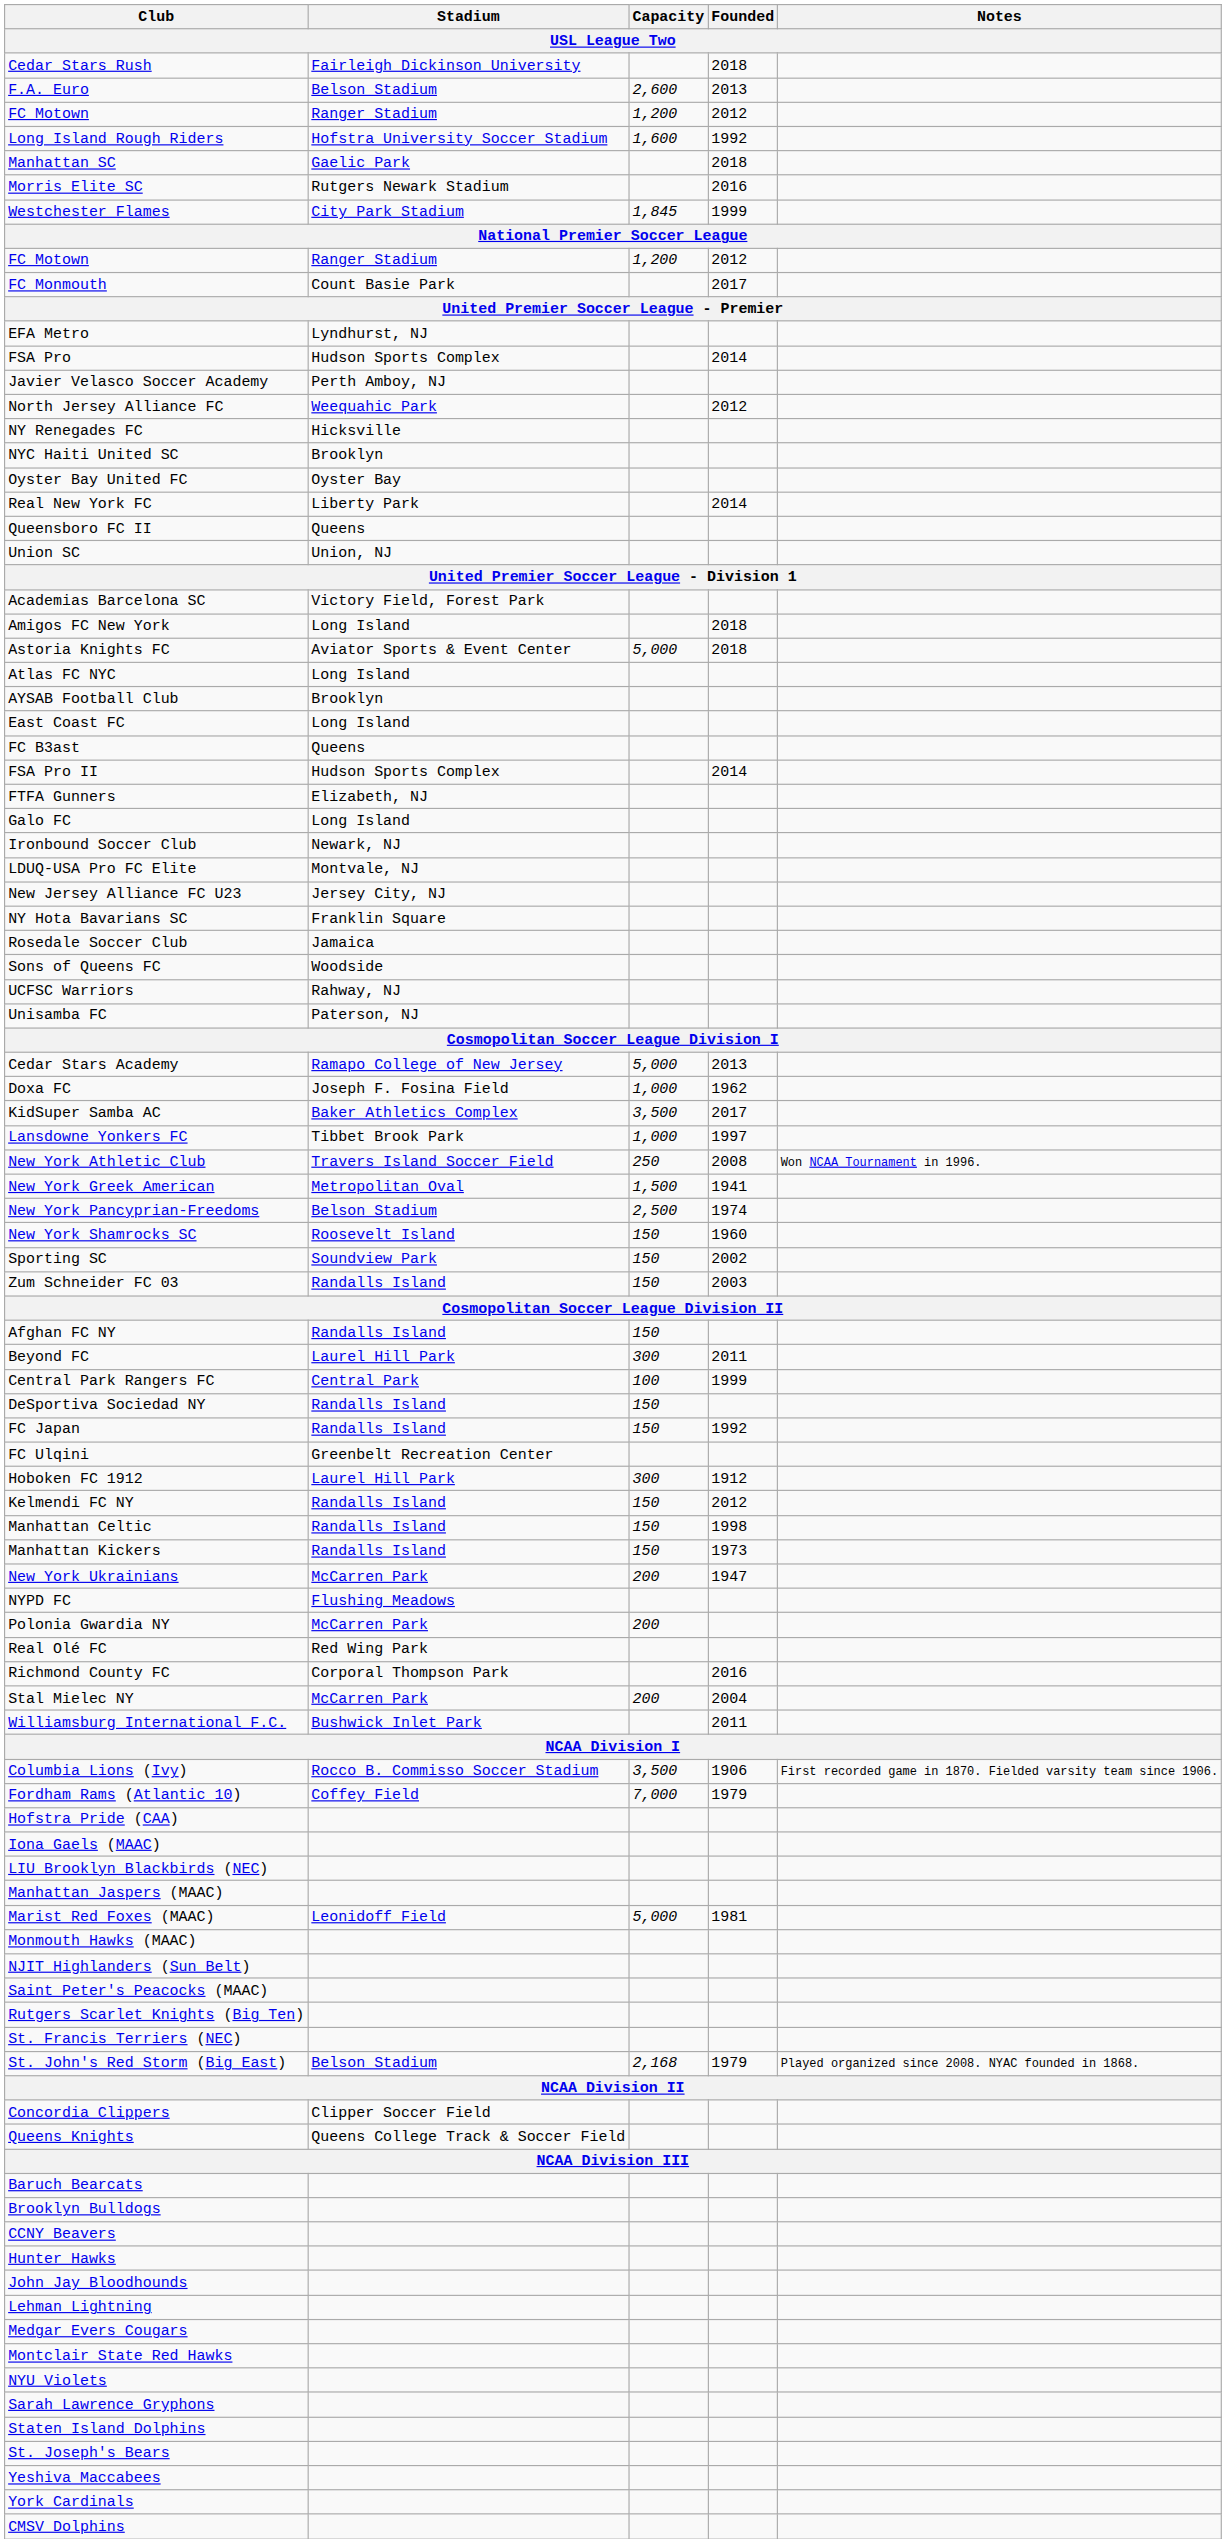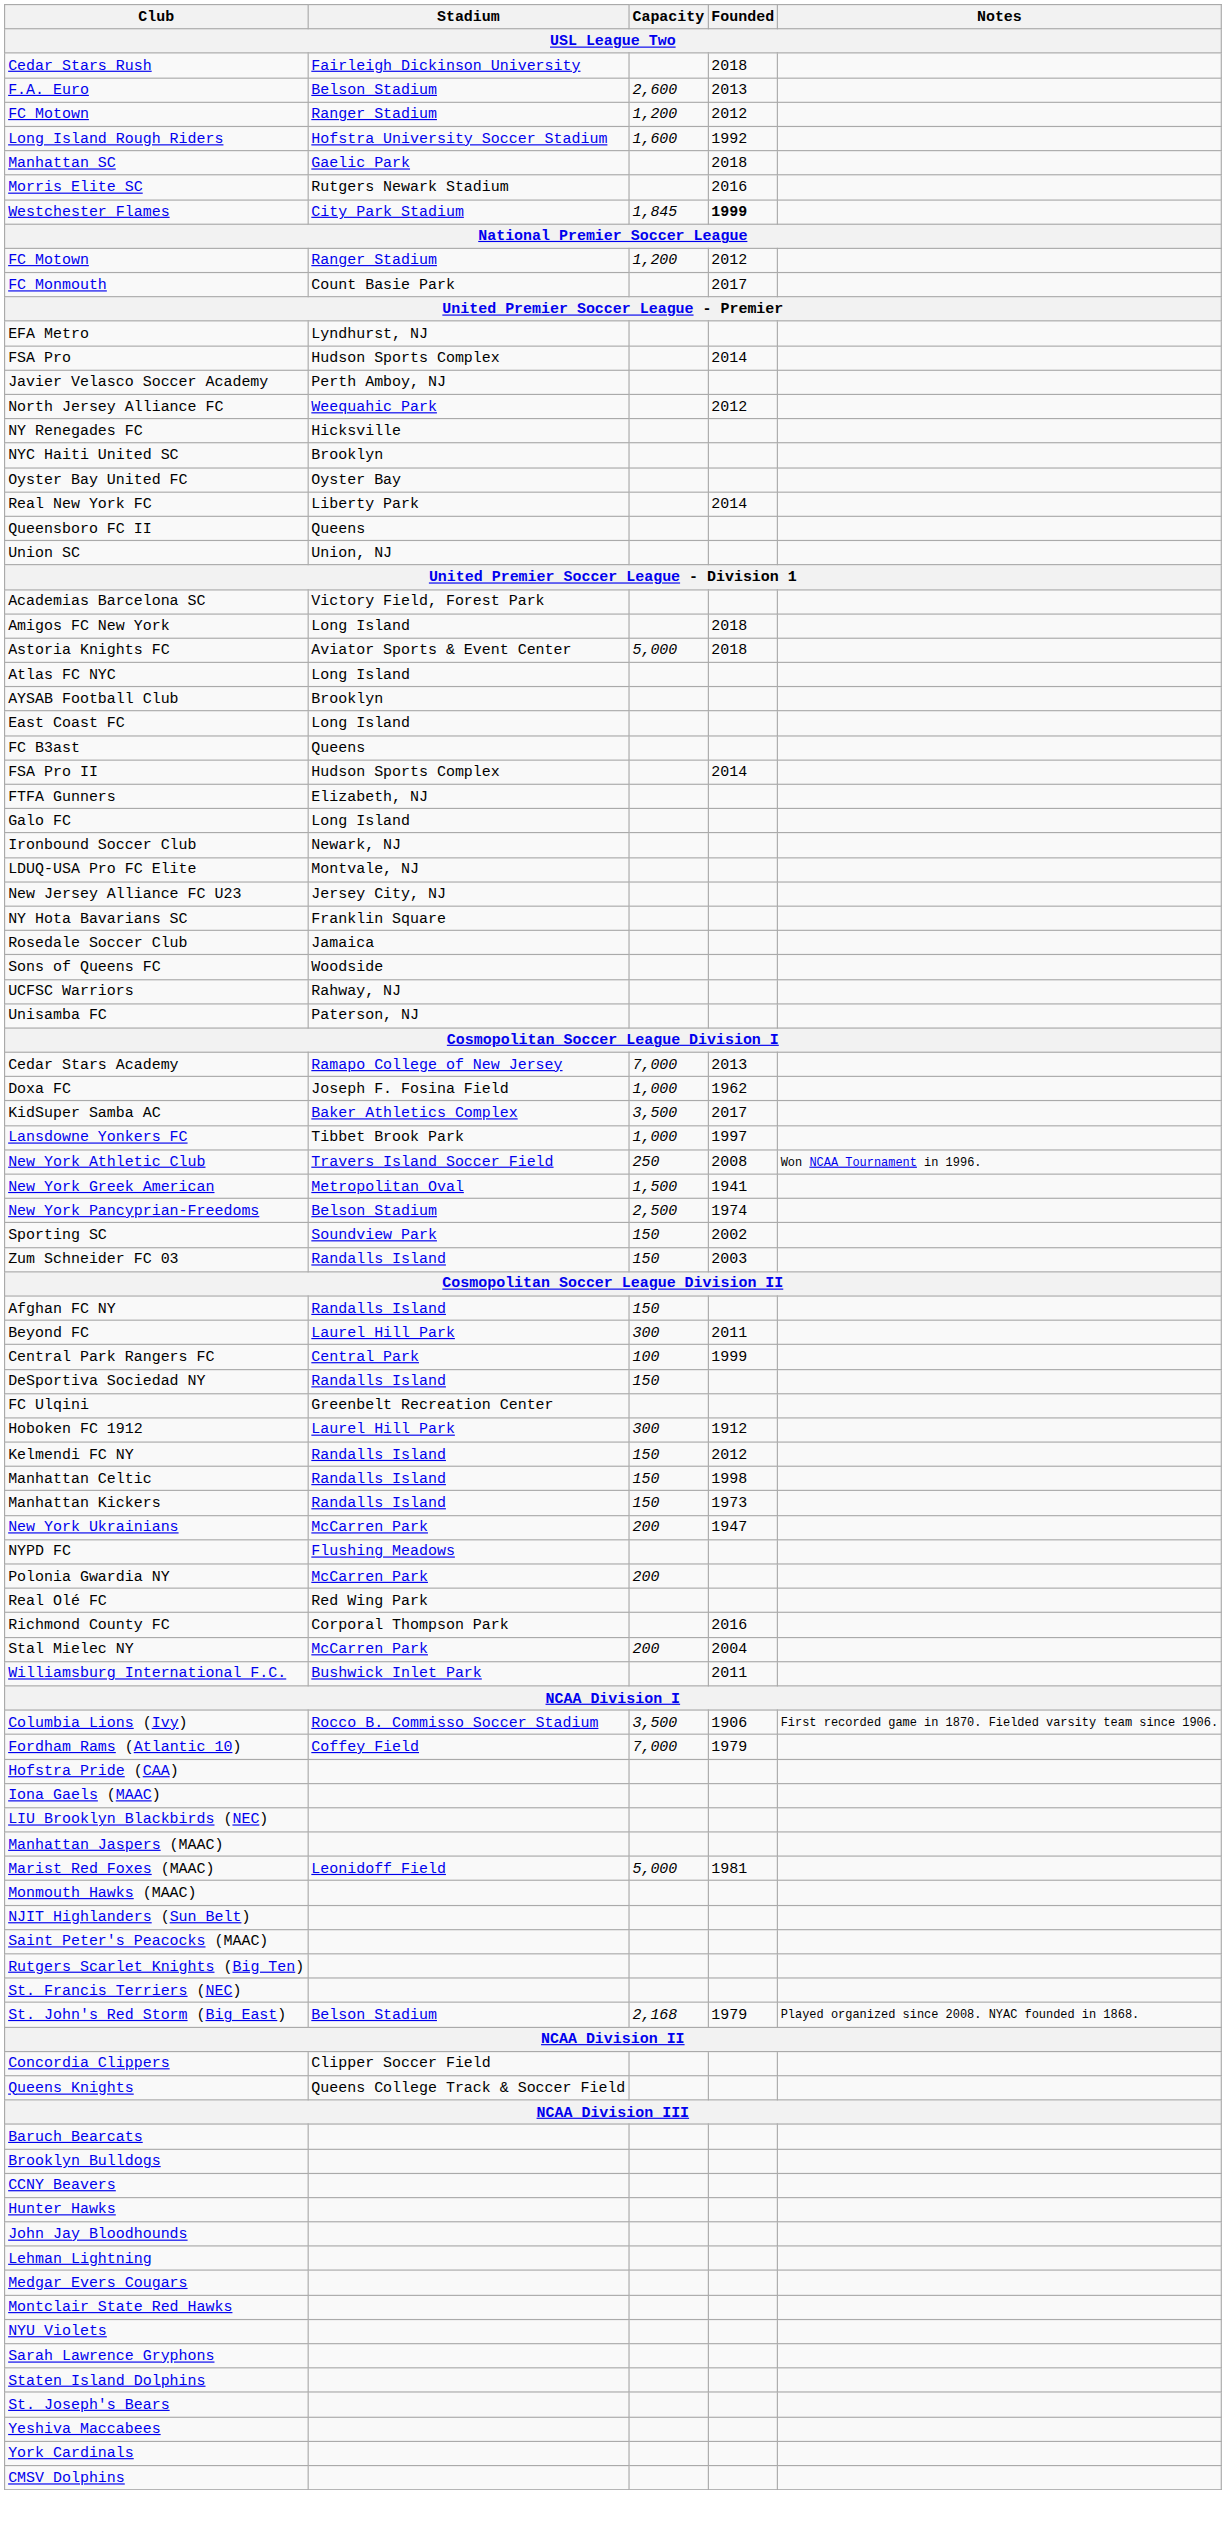(729, 212) normal -> (729, 212) bold
(655, 1064) 5,000 -> (655, 1064) 7,000
- row: (102, 1235)
- row: (44, 1430)
